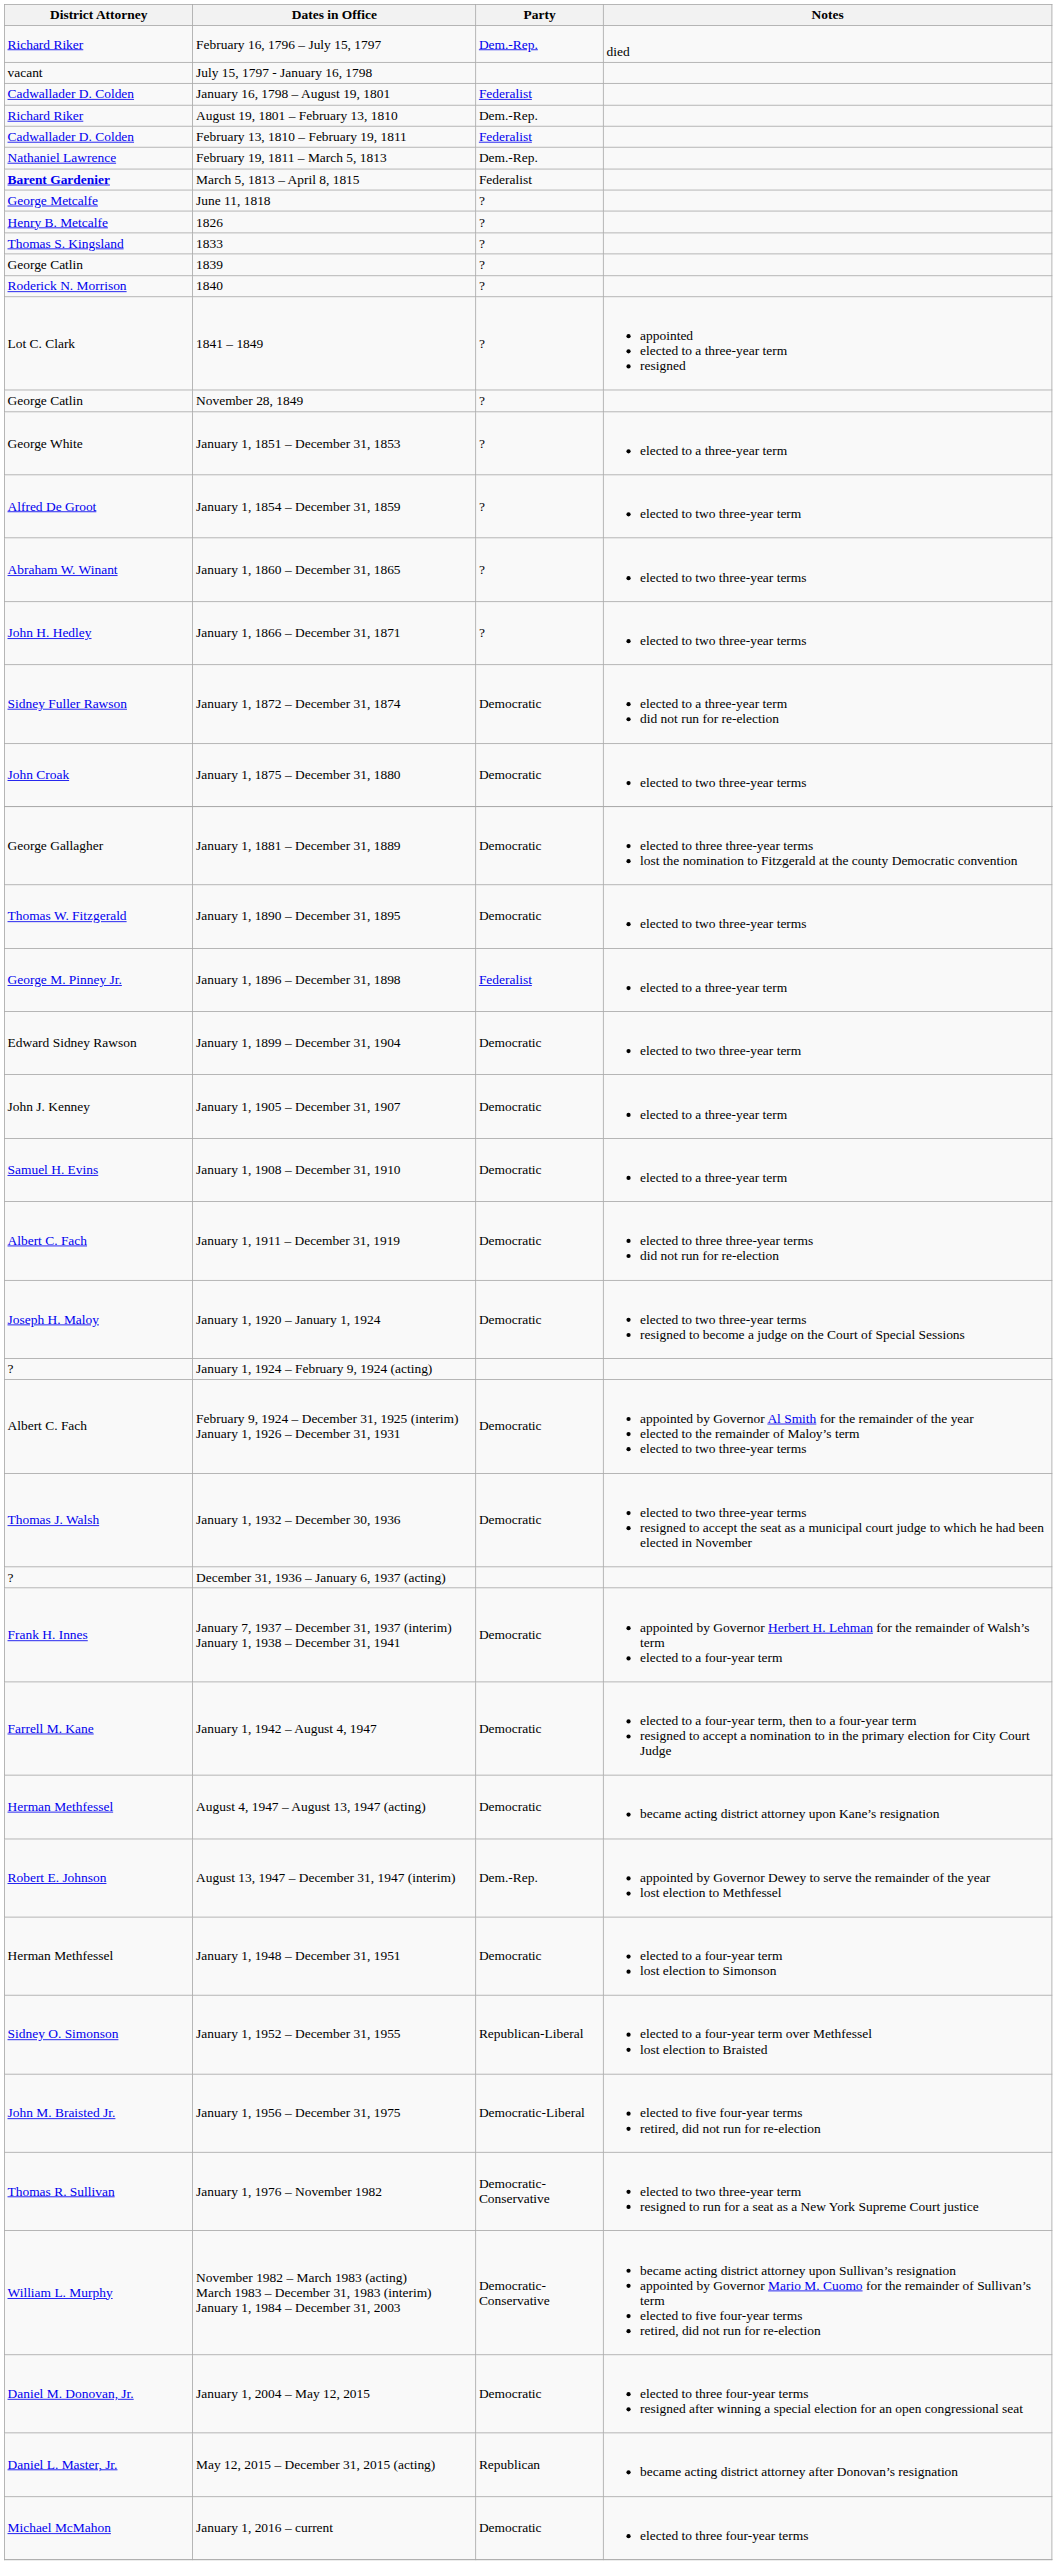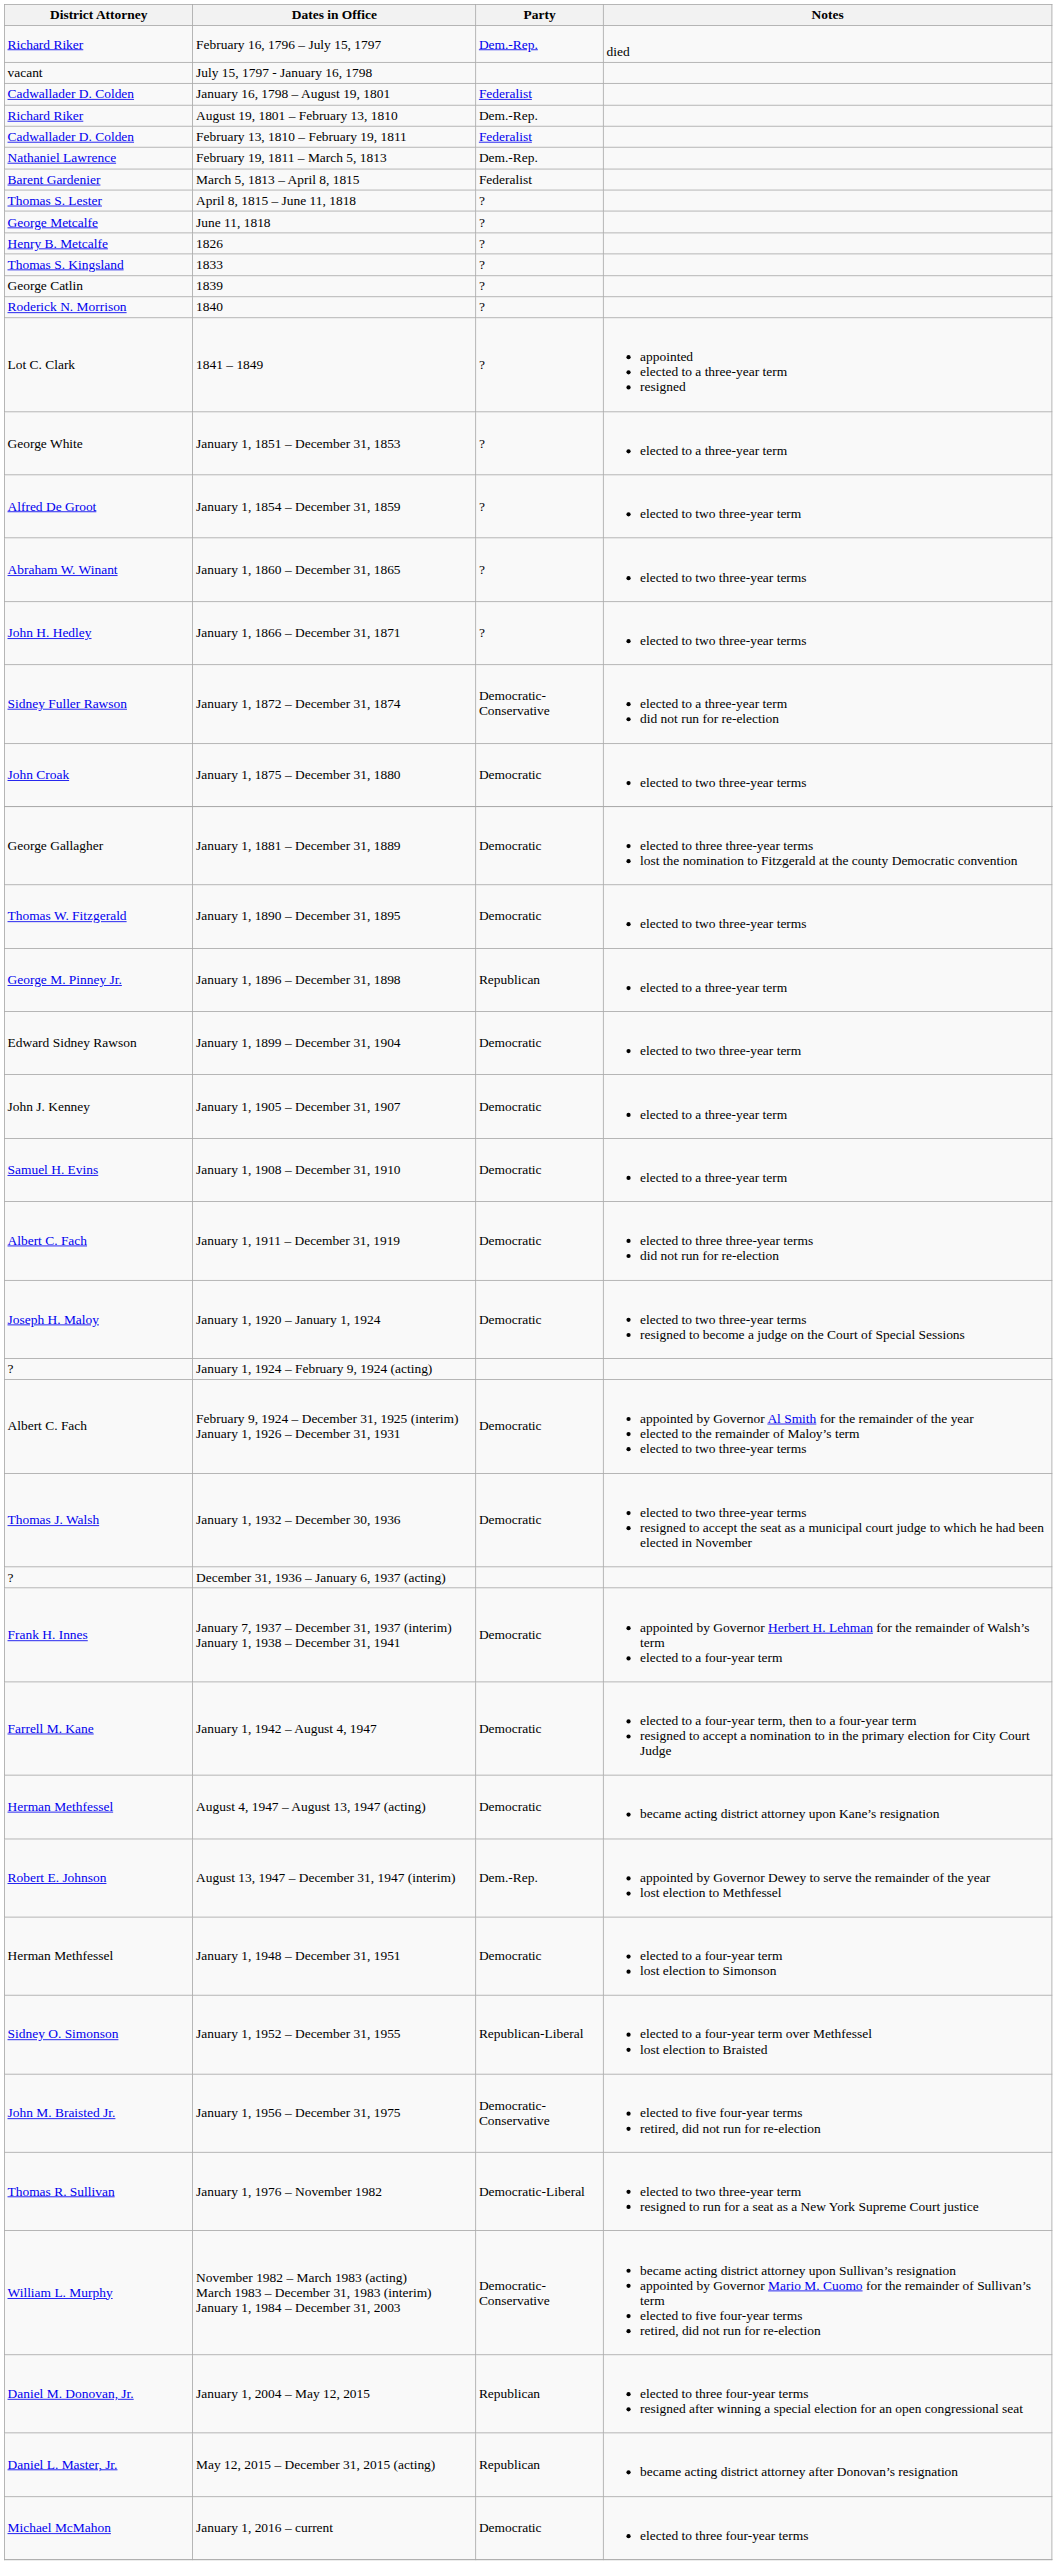(59, 179) bold -> (54, 179) normal
+ row: (276, 200)
- row: (250, 400)
(510, 704) Democratic -> (514, 704) Democratic-Conservative
(505, 980) Federalist -> (509, 980) Republican
(532, 2113) Democratic-Liberal -> (514, 2113) Democratic-Conservative
(514, 2191) Democratic-Conservative -> (532, 2191) Democratic-Liberal
(510, 2393) Democratic -> (509, 2393) Republican
